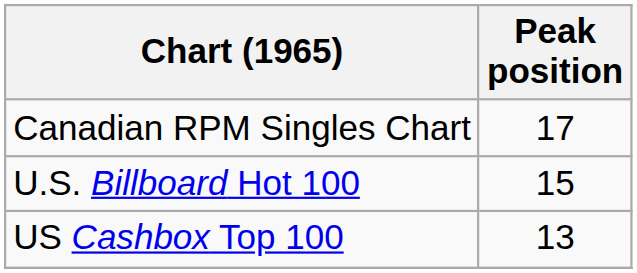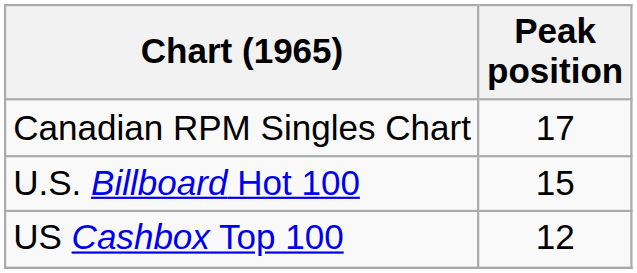(555, 238) 13 -> (555, 238) 12
